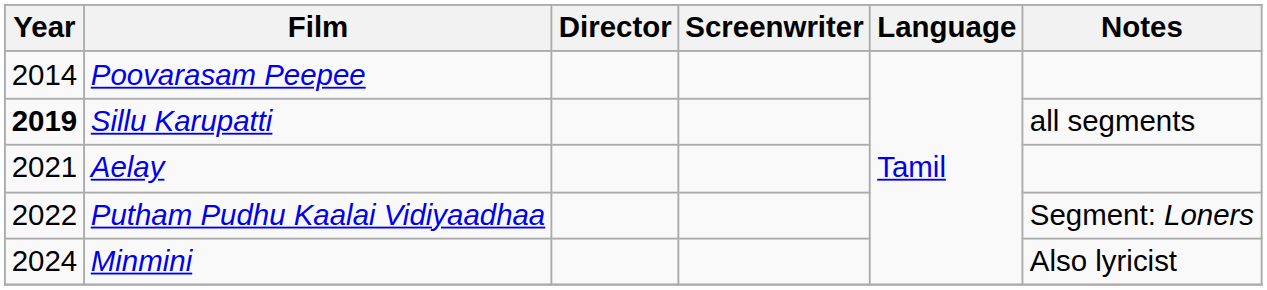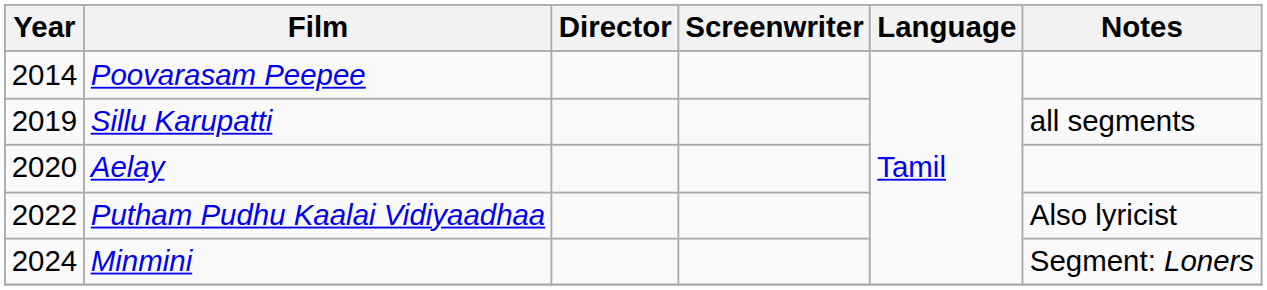(44, 121) bold -> (44, 121) normal
(44, 167) 2021 -> (44, 167) 2020
(1142, 214) Segment: Loners -> (1103, 214) Also lyricist
(1103, 261) Also lyricist -> (1142, 261) Segment: Loners
